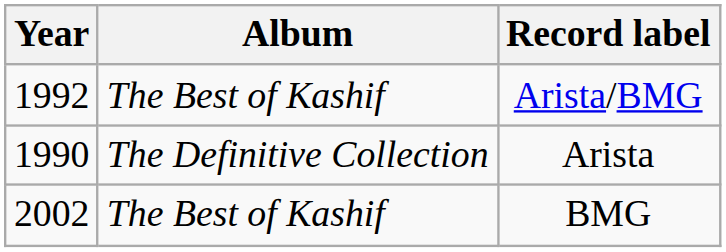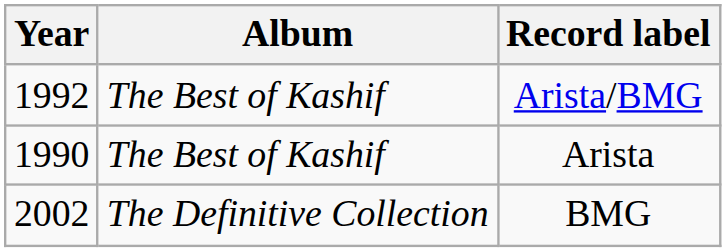(298, 154) The Definitive Collection -> (246, 154) The Best of Kashif
(246, 214) The Best of Kashif -> (298, 214) The Definitive Collection
